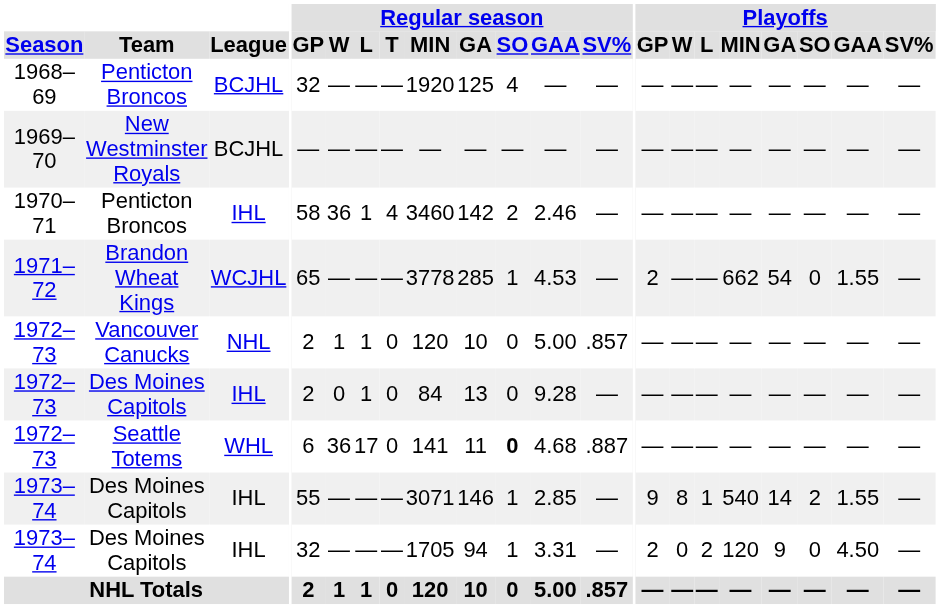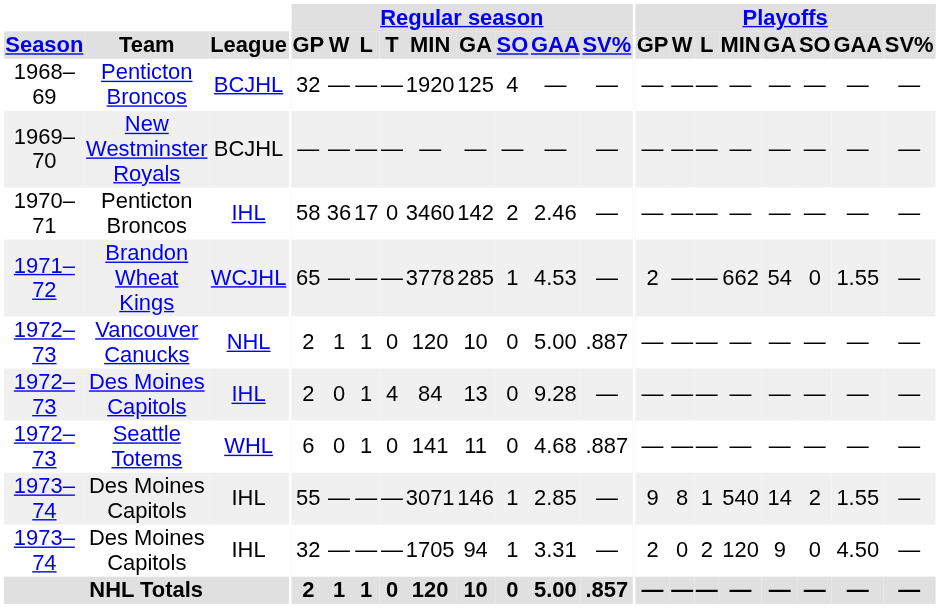(366, 213) 1 -> (366, 213) 17
(392, 213) 4 -> (392, 213) 0
(607, 342) .857 -> (607, 342) .887
(392, 394) 0 -> (392, 394) 4
(339, 446) 36 -> (339, 446) 0
(366, 446) 17 -> (366, 446) 1
(512, 446) bold -> (512, 446) normal
